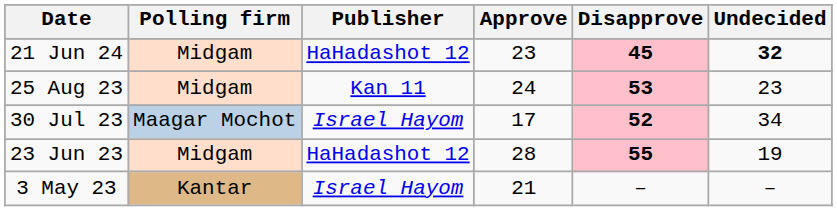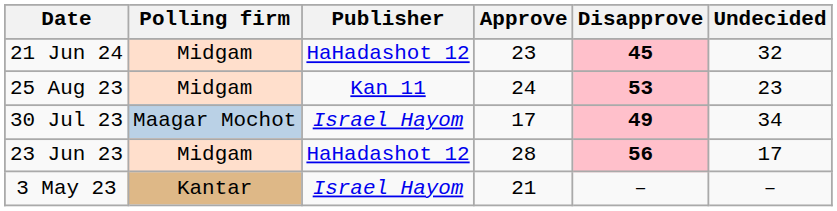(770, 54) bold -> (770, 54) normal
(641, 121) 52 -> (641, 121) 49
(641, 154) 55 -> (641, 154) 56
(770, 154) 19 -> (770, 154) 17
